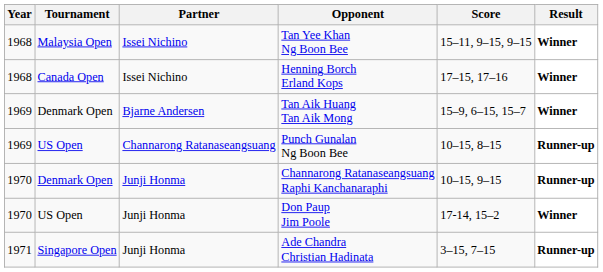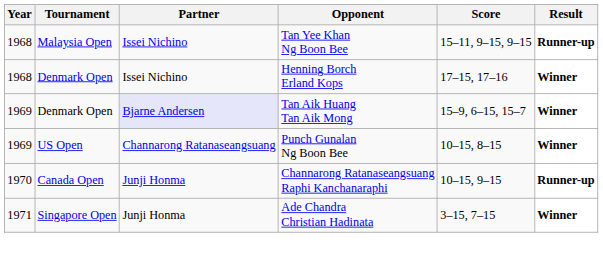(557, 42) Winner -> (566, 42) Runner-up
(71, 77) Canada Open -> (75, 77) Denmark Open
(163, 111) no background -> (163, 111) lavender background
(566, 146) Runner-up -> (557, 146) Winner
(75, 180) Denmark Open -> (71, 180) Canada Open
- row: (306, 215)
(566, 250) Runner-up -> (557, 215) Winner
